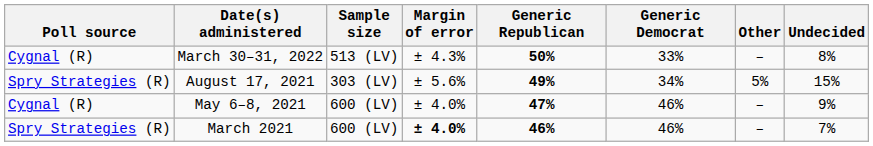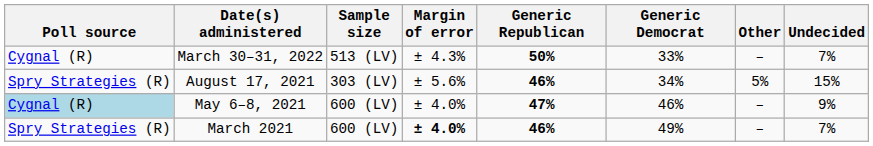(827, 57) 8% -> (827, 57) 7%
(542, 81) 49% -> (542, 81) 46%
(51, 105) no background -> (51, 105) lightblue background
(671, 129) 46% -> (671, 129) 49%
